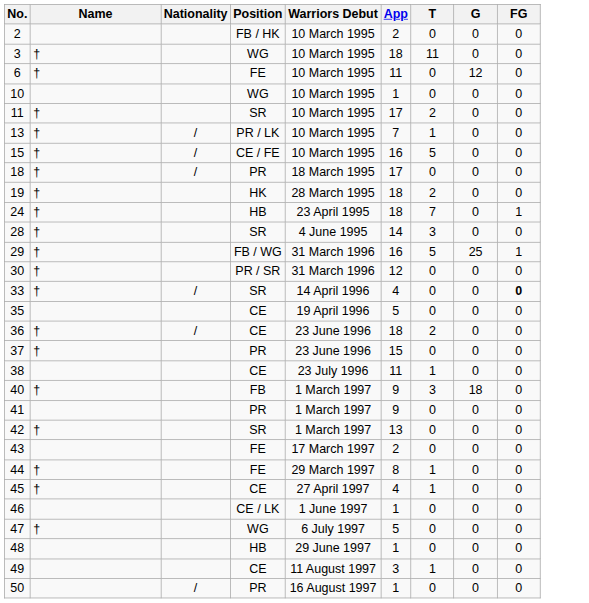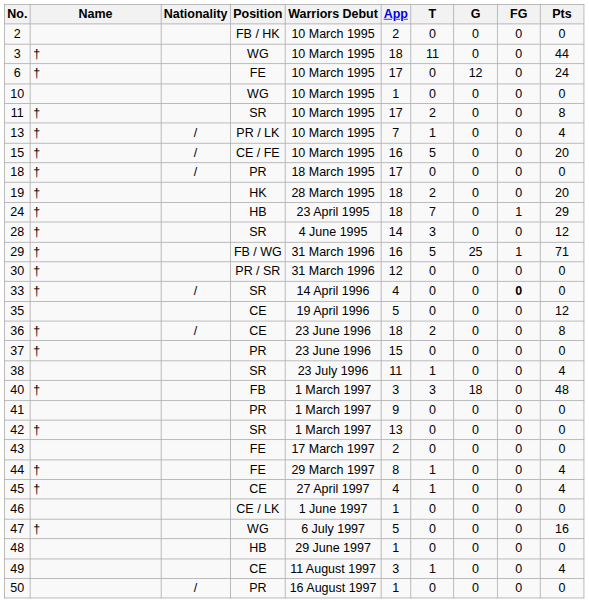+ column: (562, 14)
(396, 73) 11 -> (396, 73) 17
(258, 370) CE -> (258, 370) SR
(396, 390) 9 -> (396, 390) 3
